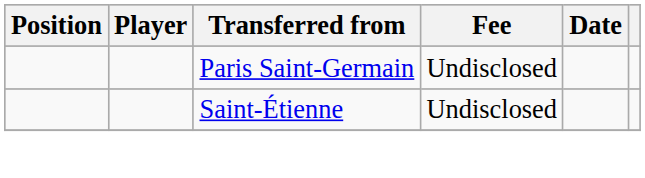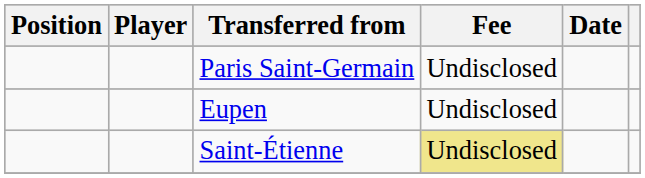+ row: (233, 109)
(492, 109) no background -> (492, 151) khaki background
